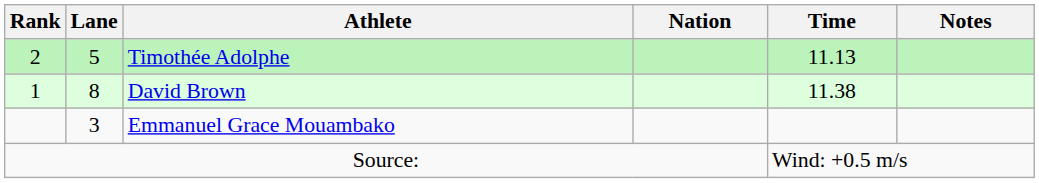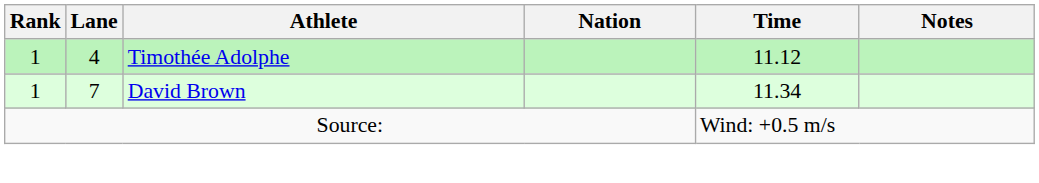(35, 56) 2 -> (35, 56) 1
(94, 56) 5 -> (94, 56) 4
(832, 56) 11.13 -> (777, 56) 11.12
(94, 90) 8 -> (94, 90) 7
(832, 90) 11.38 -> (777, 90) 11.34
- row: (261, 125)
